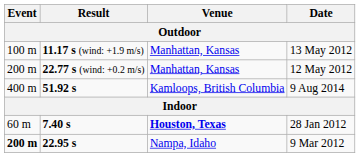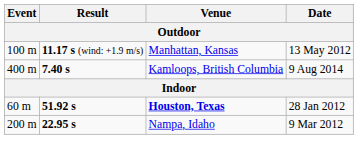- row: (321, 69)
(59, 87) 51.92 s -> (56, 69) 7.40 s
(57, 124) 7.40 s -> (59, 106) 51.92 s
(22, 143) bold -> (22, 124) normal
